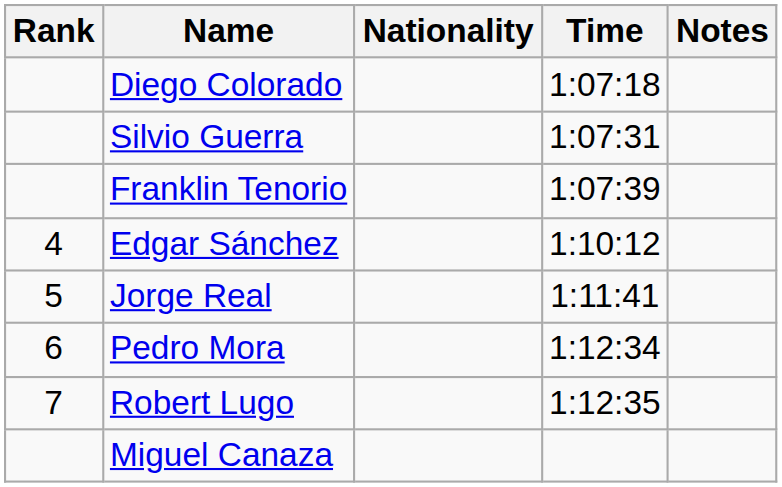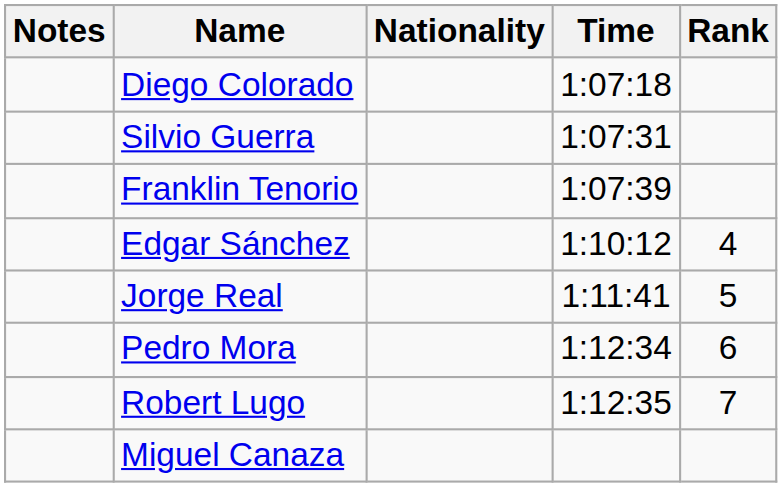columns swapped: (54, 31) <-> (722, 31)
